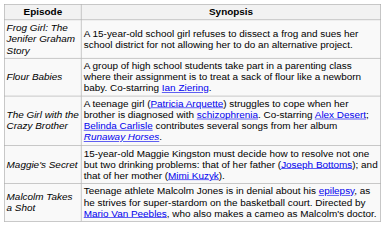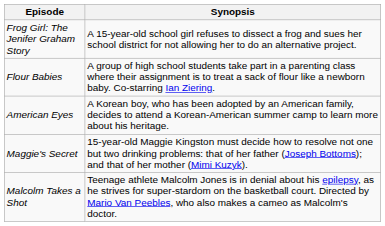- row: (43, 120)
+ row: (40, 115)
